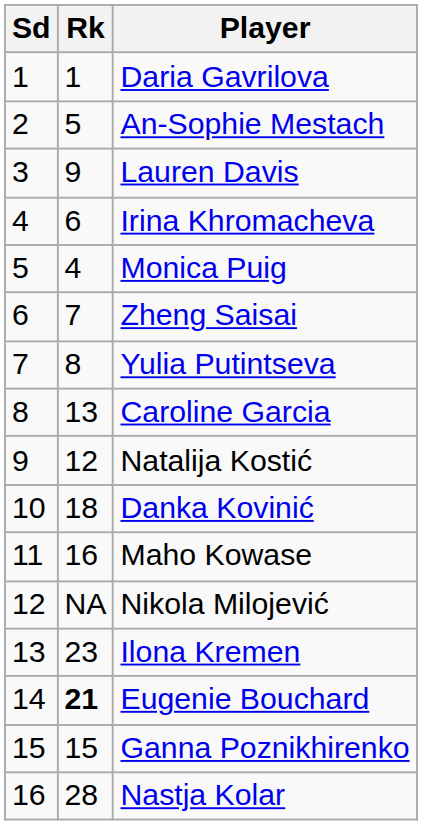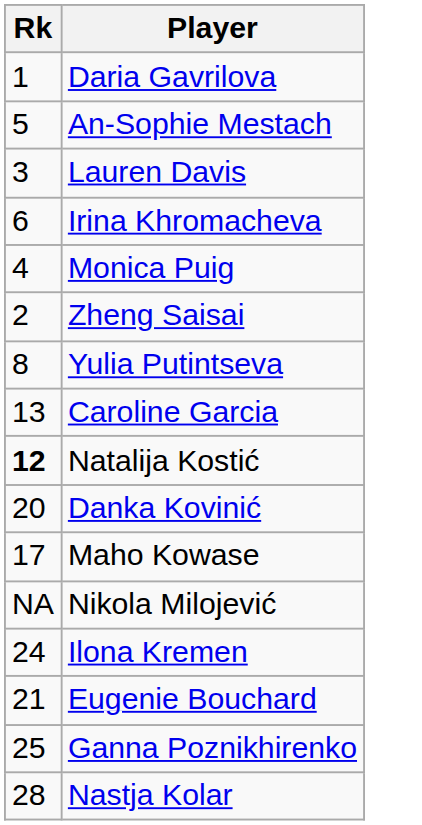- column: (31, 28)
(73, 172) 9 -> (20, 172) 3
(73, 316) 7 -> (20, 316) 2
(81, 460) normal -> (29, 460) bold
(81, 508) 18 -> (29, 508) 20
(81, 556) 16 -> (29, 556) 17
(81, 651) 23 -> (29, 651) 24
(81, 699) bold -> (29, 699) normal
(81, 747) 15 -> (29, 747) 25
